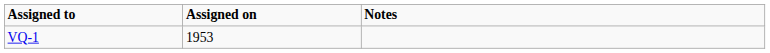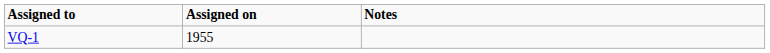(200, 37) 1953 -> (200, 37) 1955
